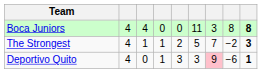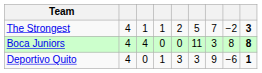rows swapped: (36, 28) <-> (38, 44)
(214, 60) pink background -> (214, 60) no background
